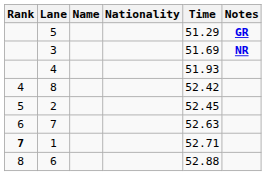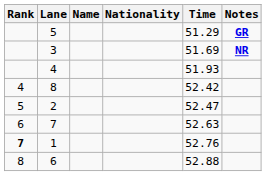(202, 106) 52.45 -> (202, 106) 52.47
(202, 143) 52.71 -> (202, 143) 52.76
